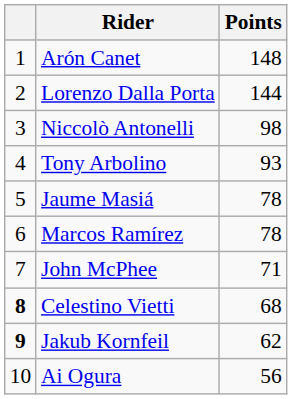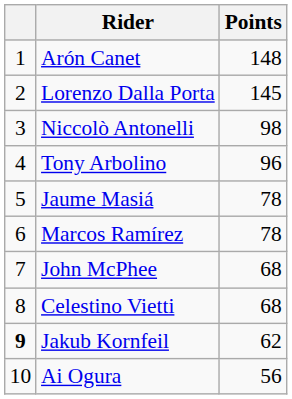(266, 93) 144 -> (266, 93) 145
(271, 163) 93 -> (271, 163) 96
(271, 269) 71 -> (271, 269) 68
(20, 305) bold -> (20, 305) normal
